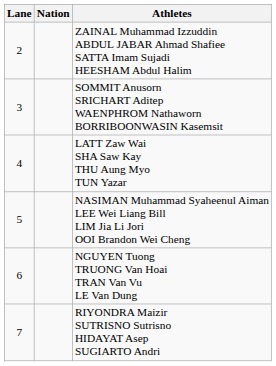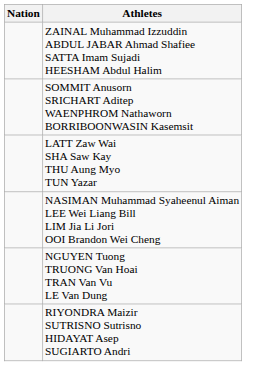- column: (19, 13)
